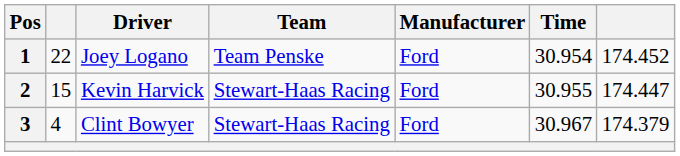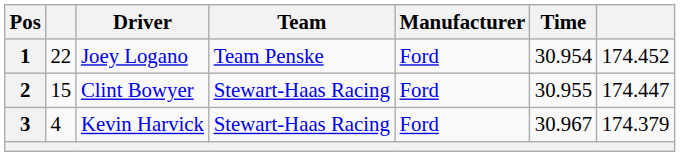(142, 90) Kevin Harvick -> (137, 90) Clint Bowyer
(137, 124) Clint Bowyer -> (142, 124) Kevin Harvick
